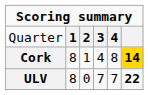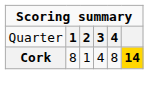- row: (36, 79)
